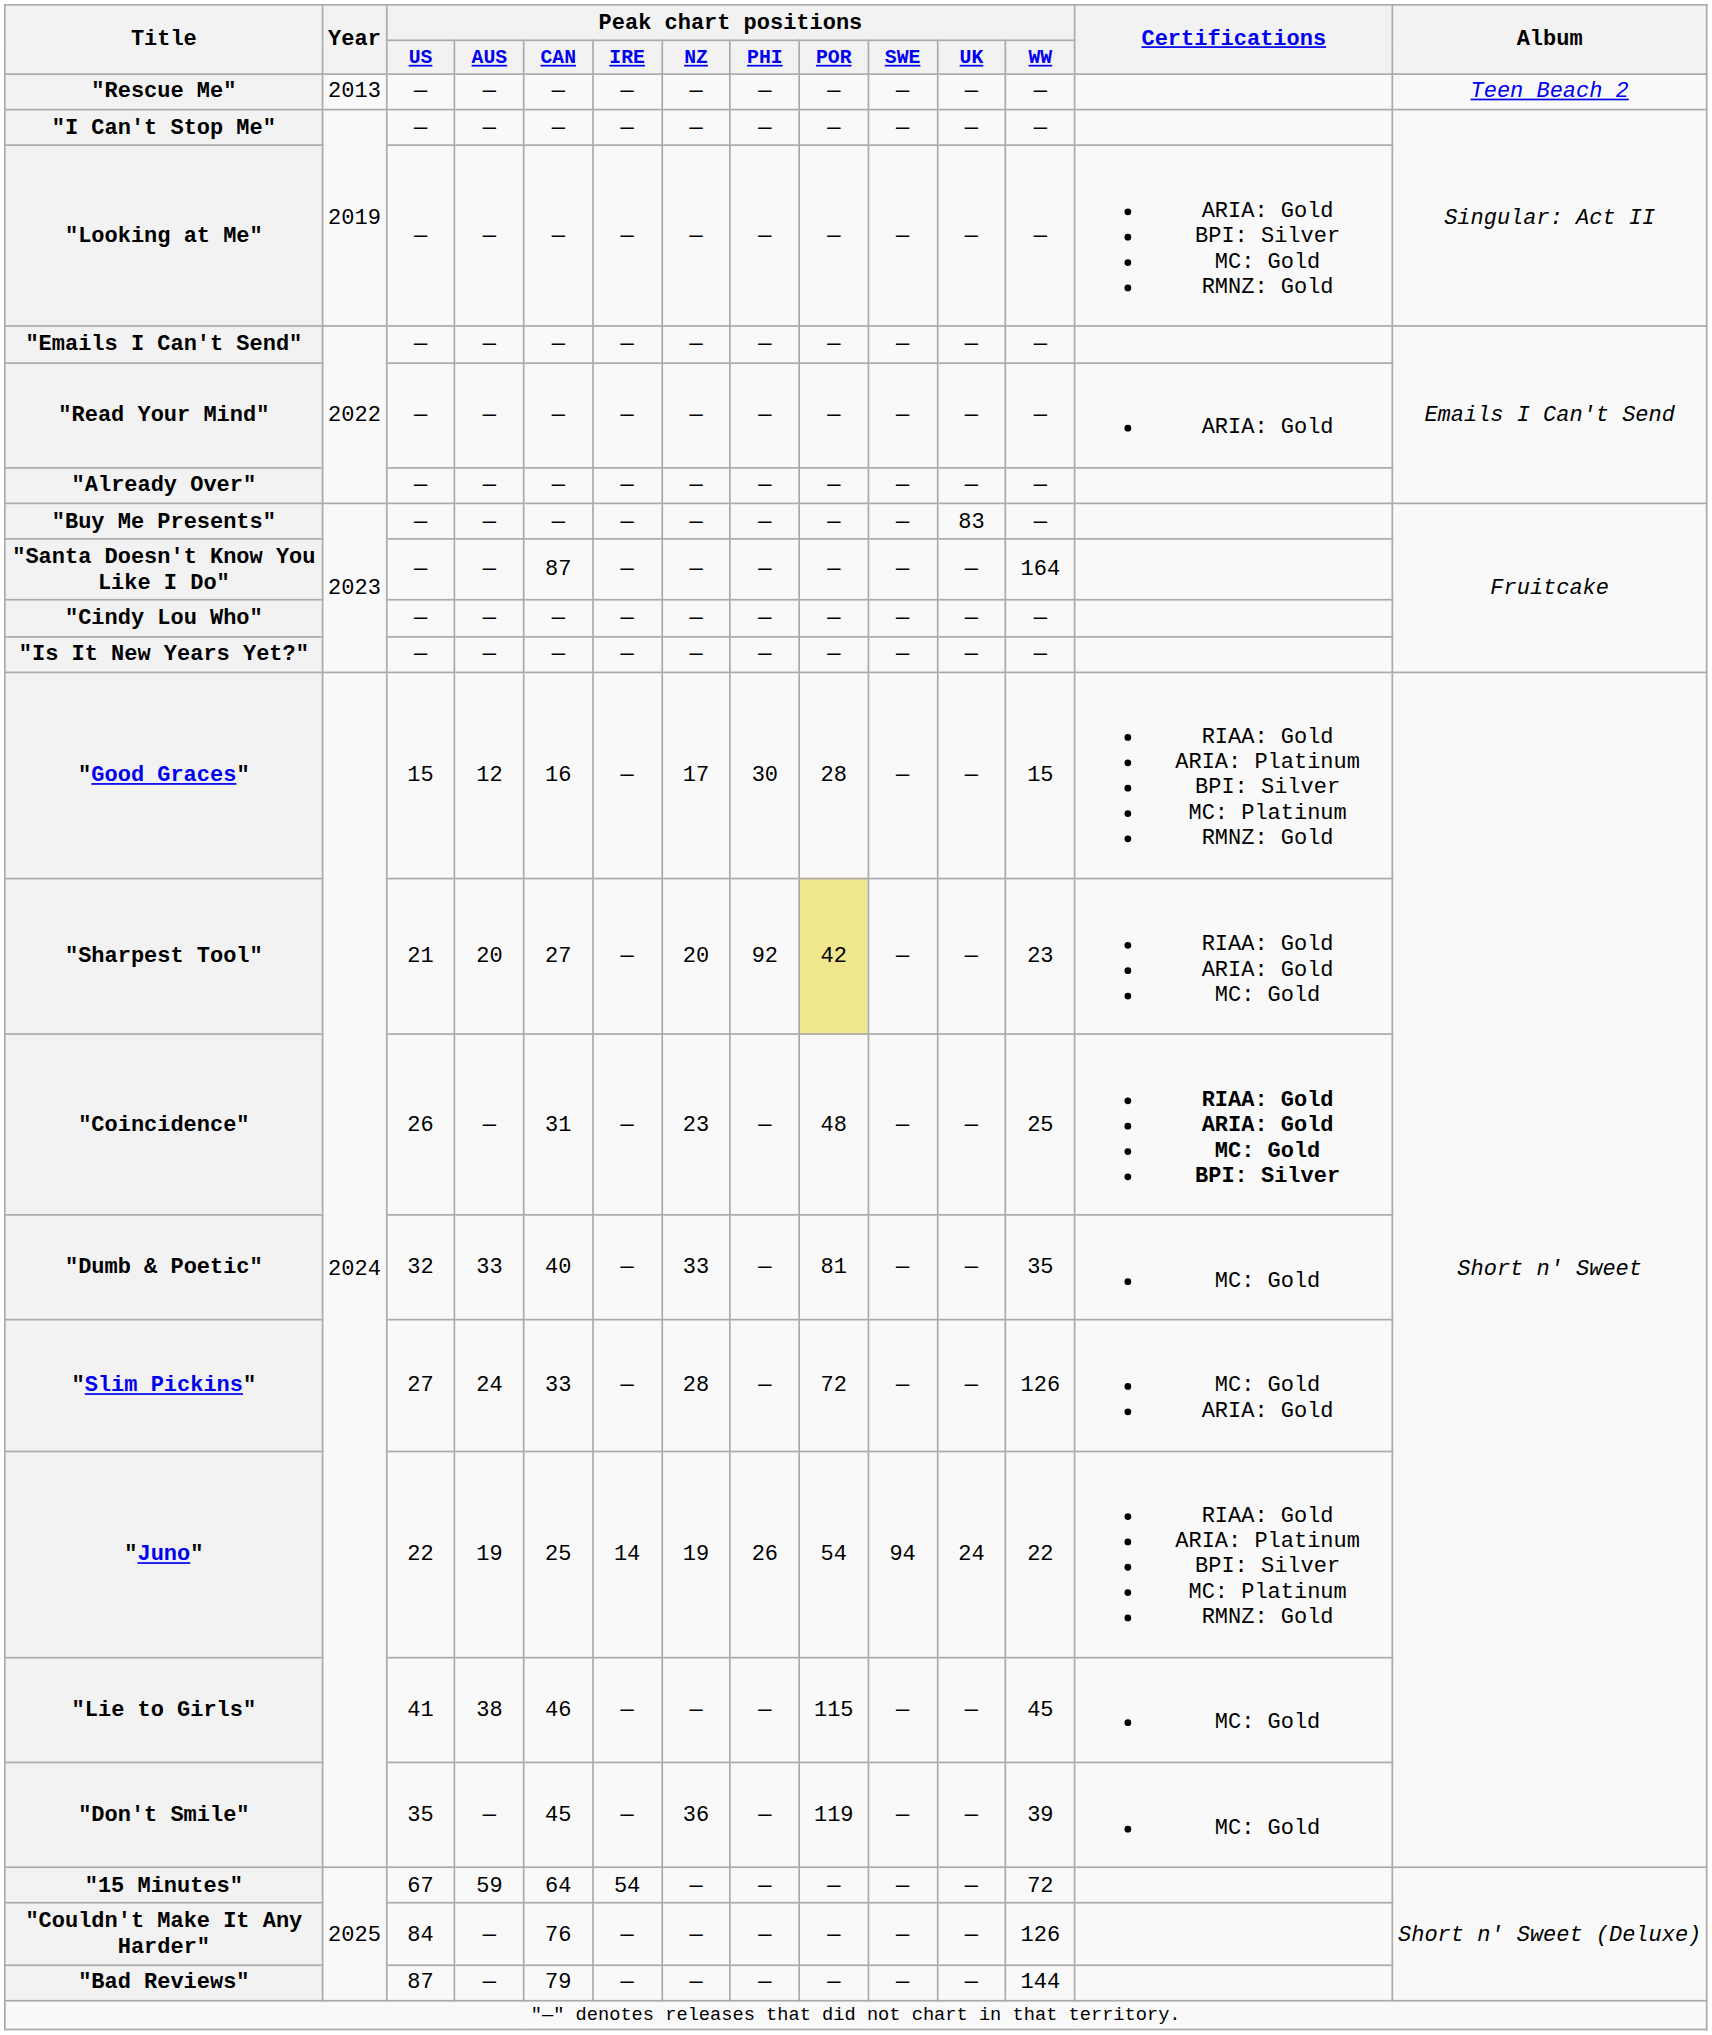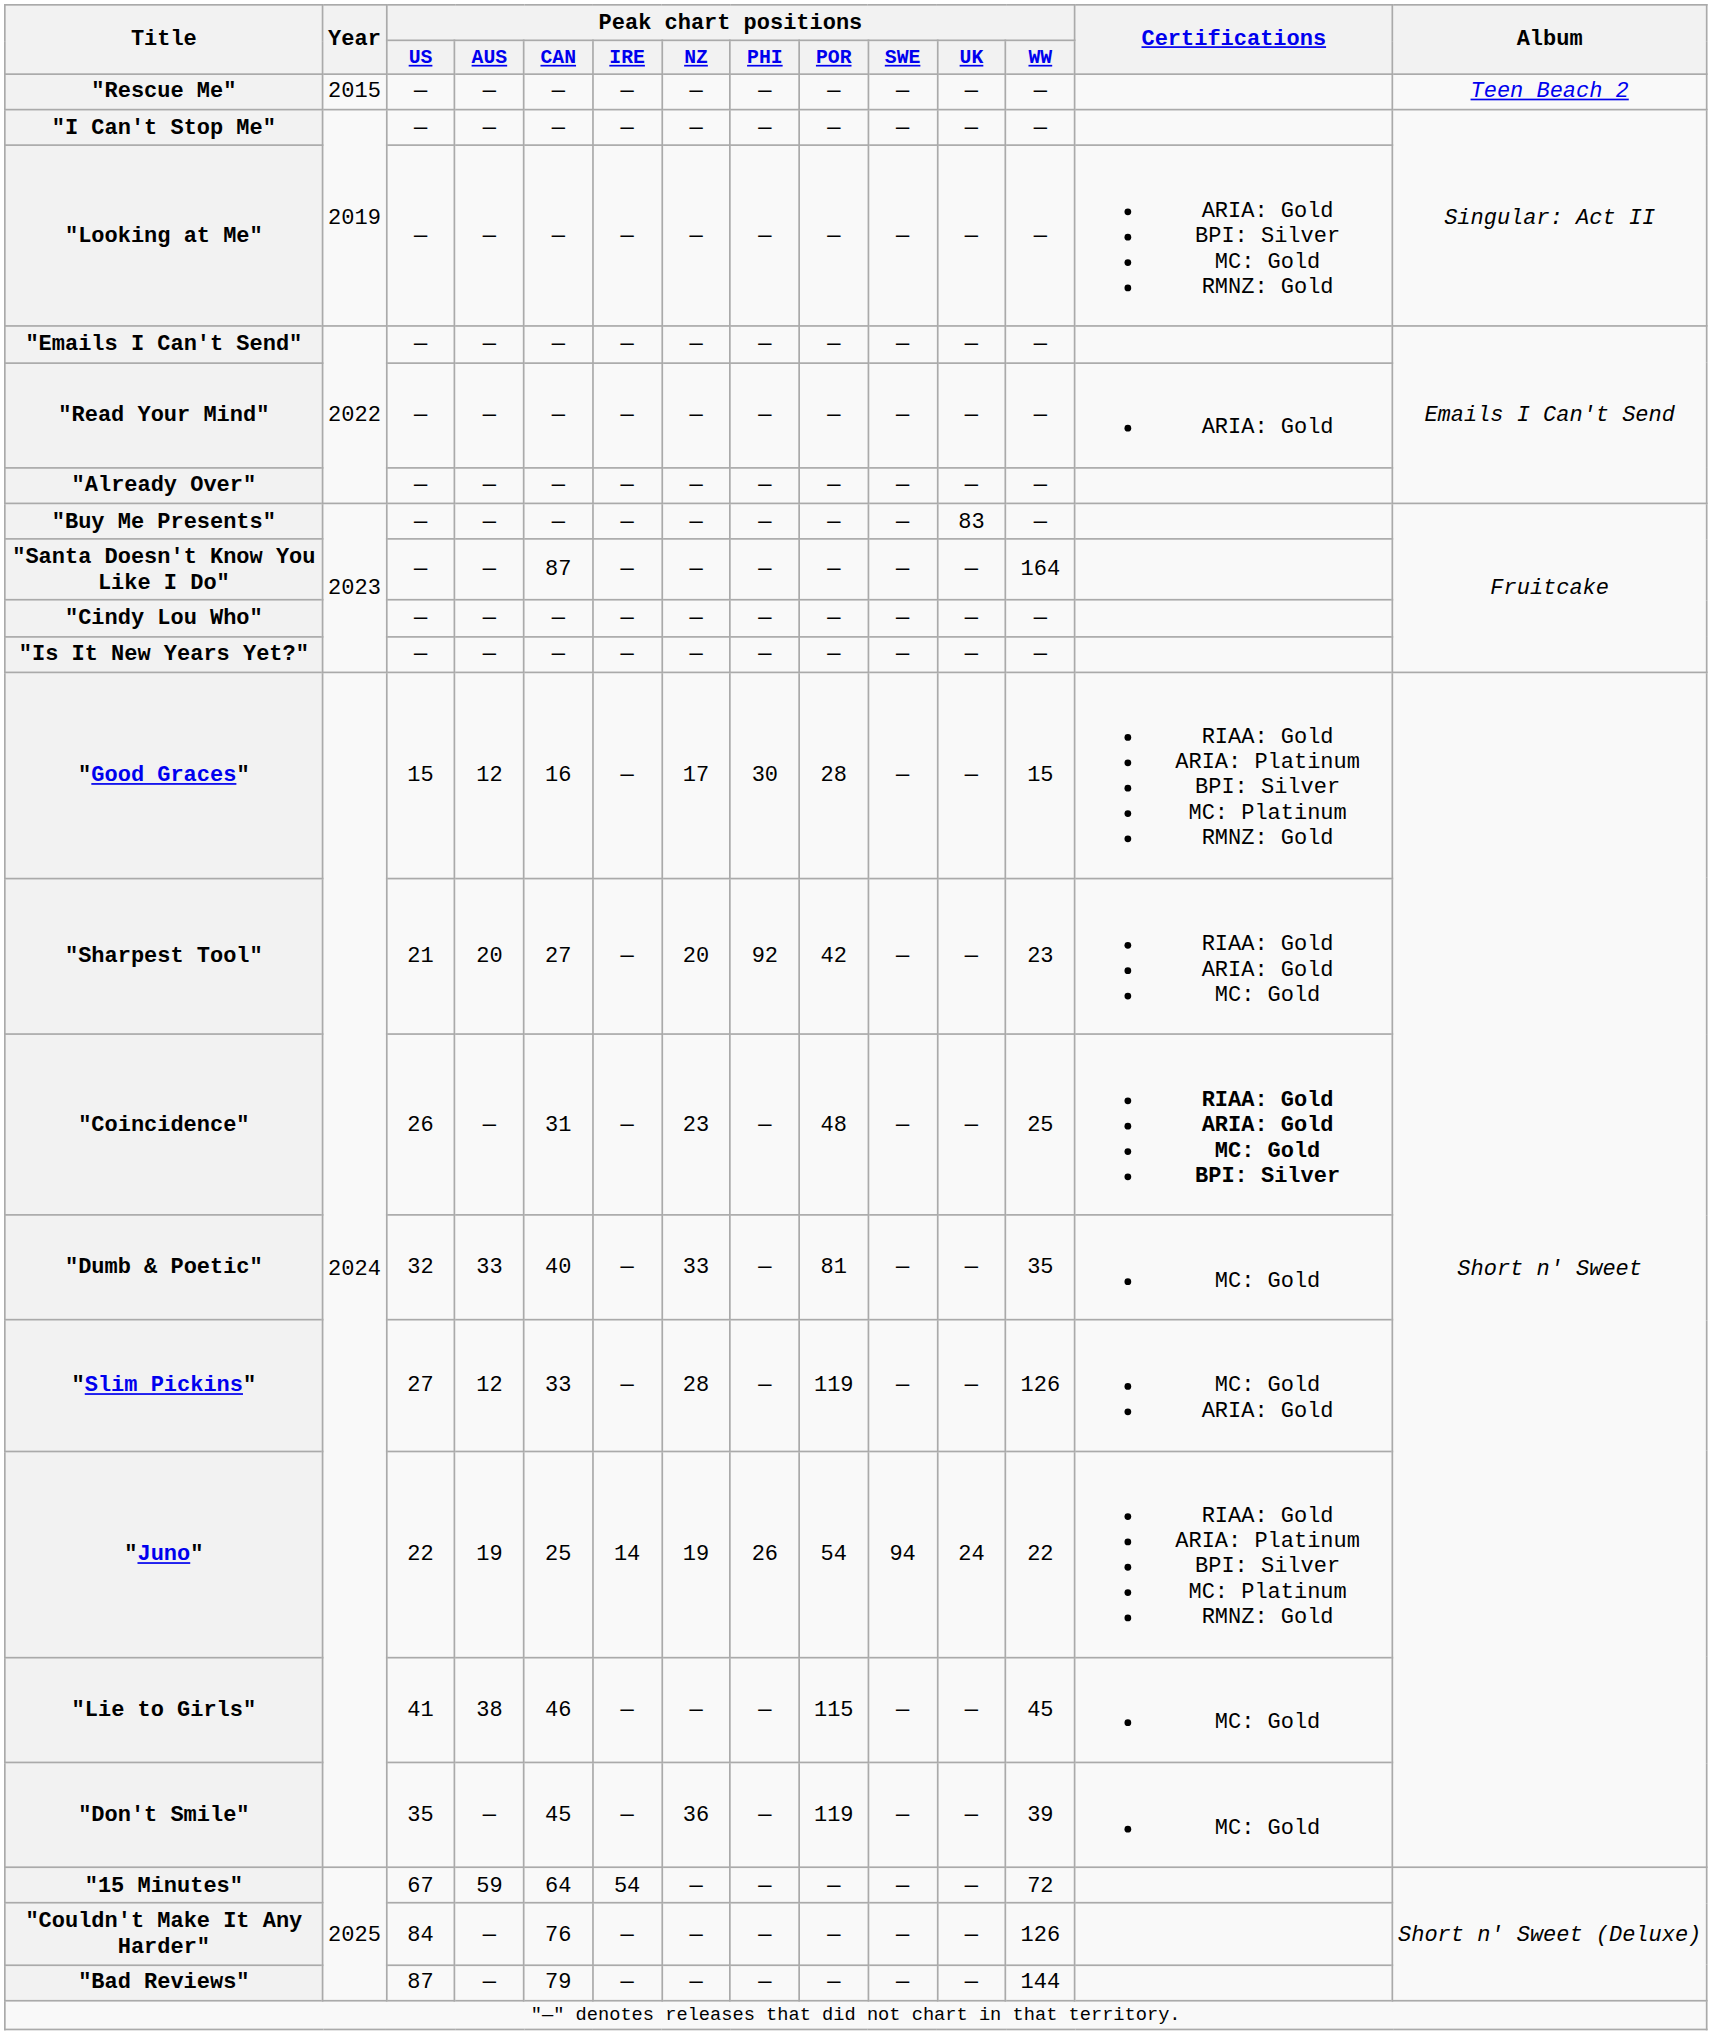(354, 92) 2013 -> (354, 92) 2015
(834, 956) khaki background -> (834, 956) no background
(489, 1386) 24 -> (489, 1386) 12
(834, 1386) 72 -> (834, 1386) 119
